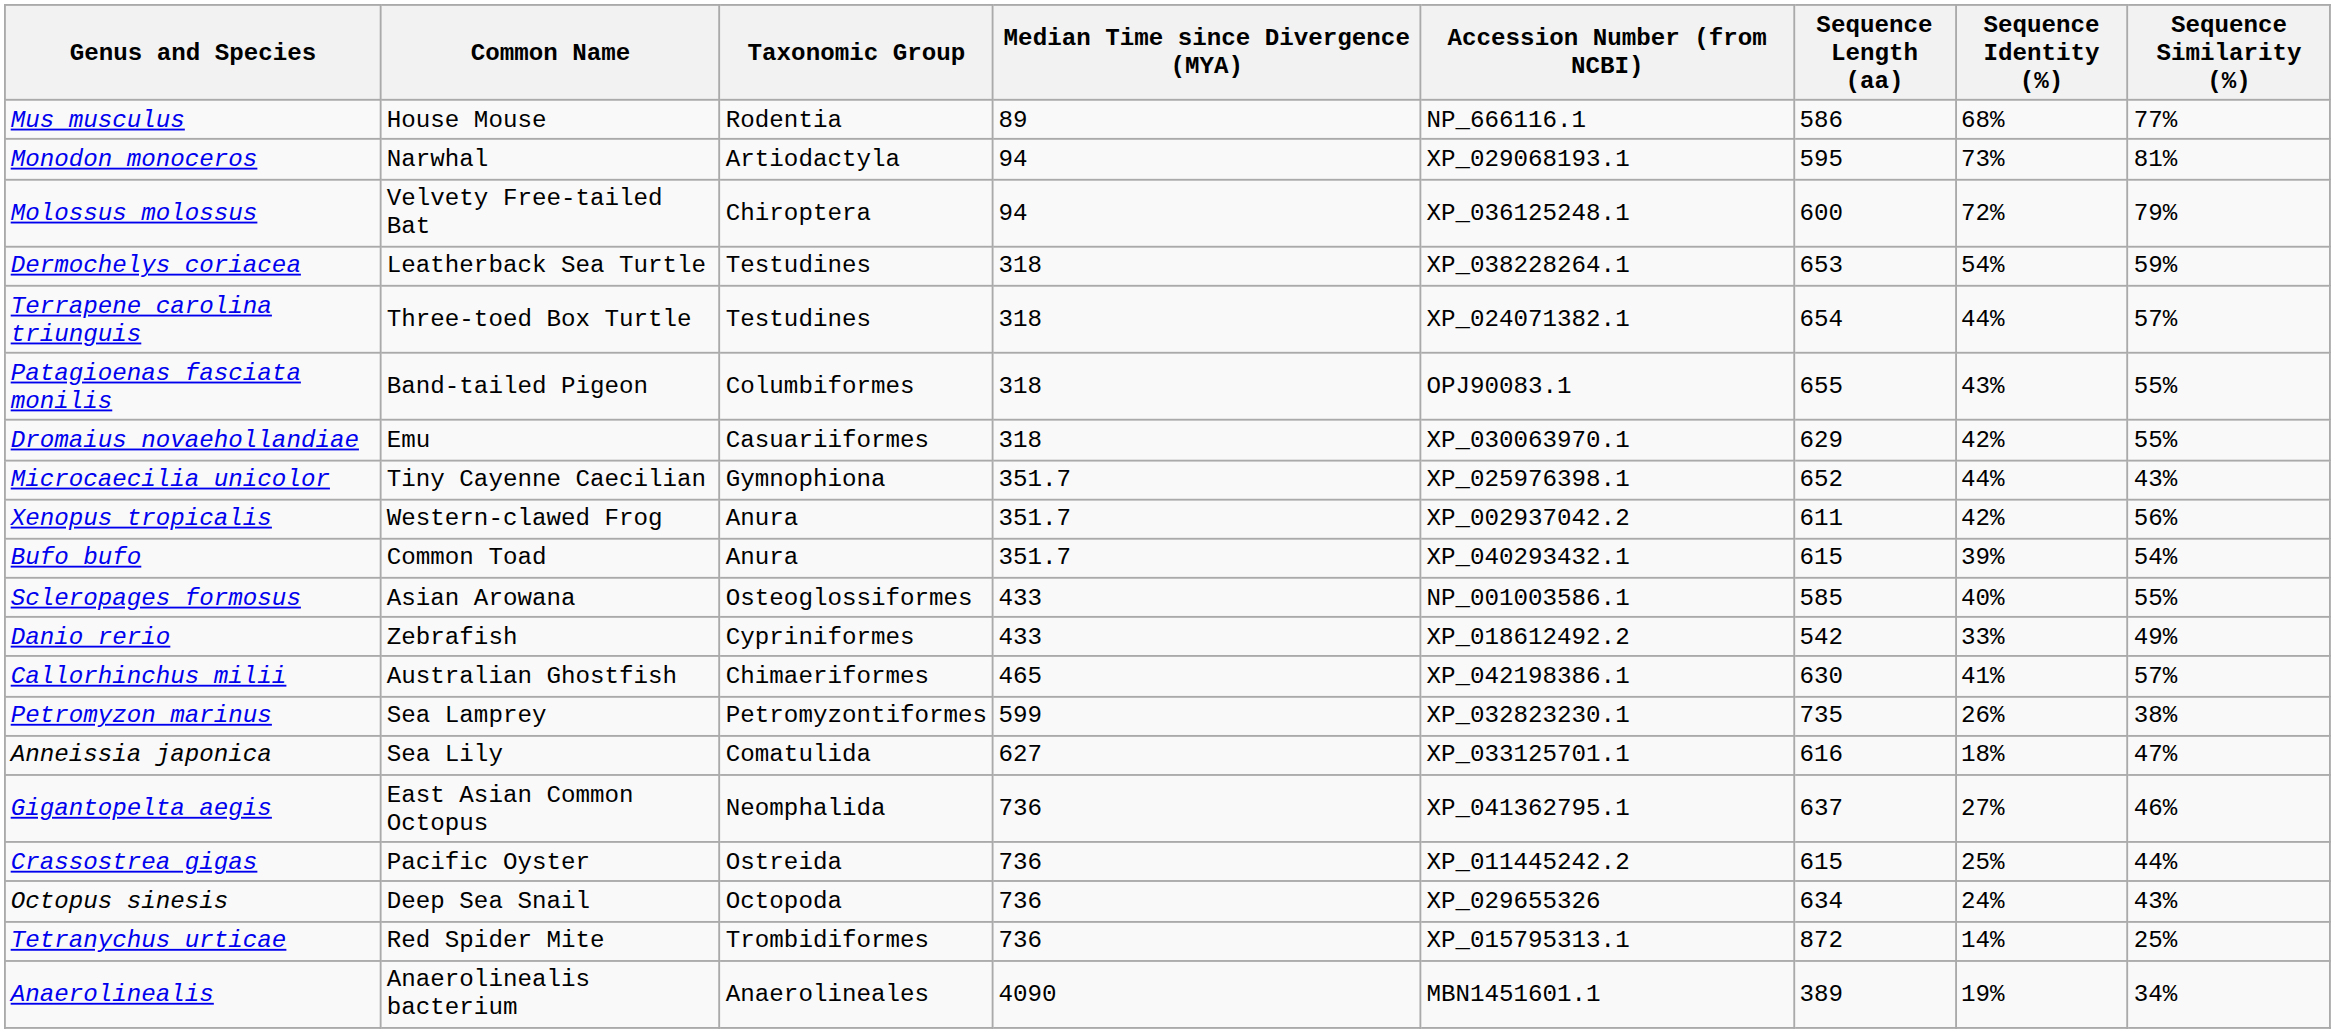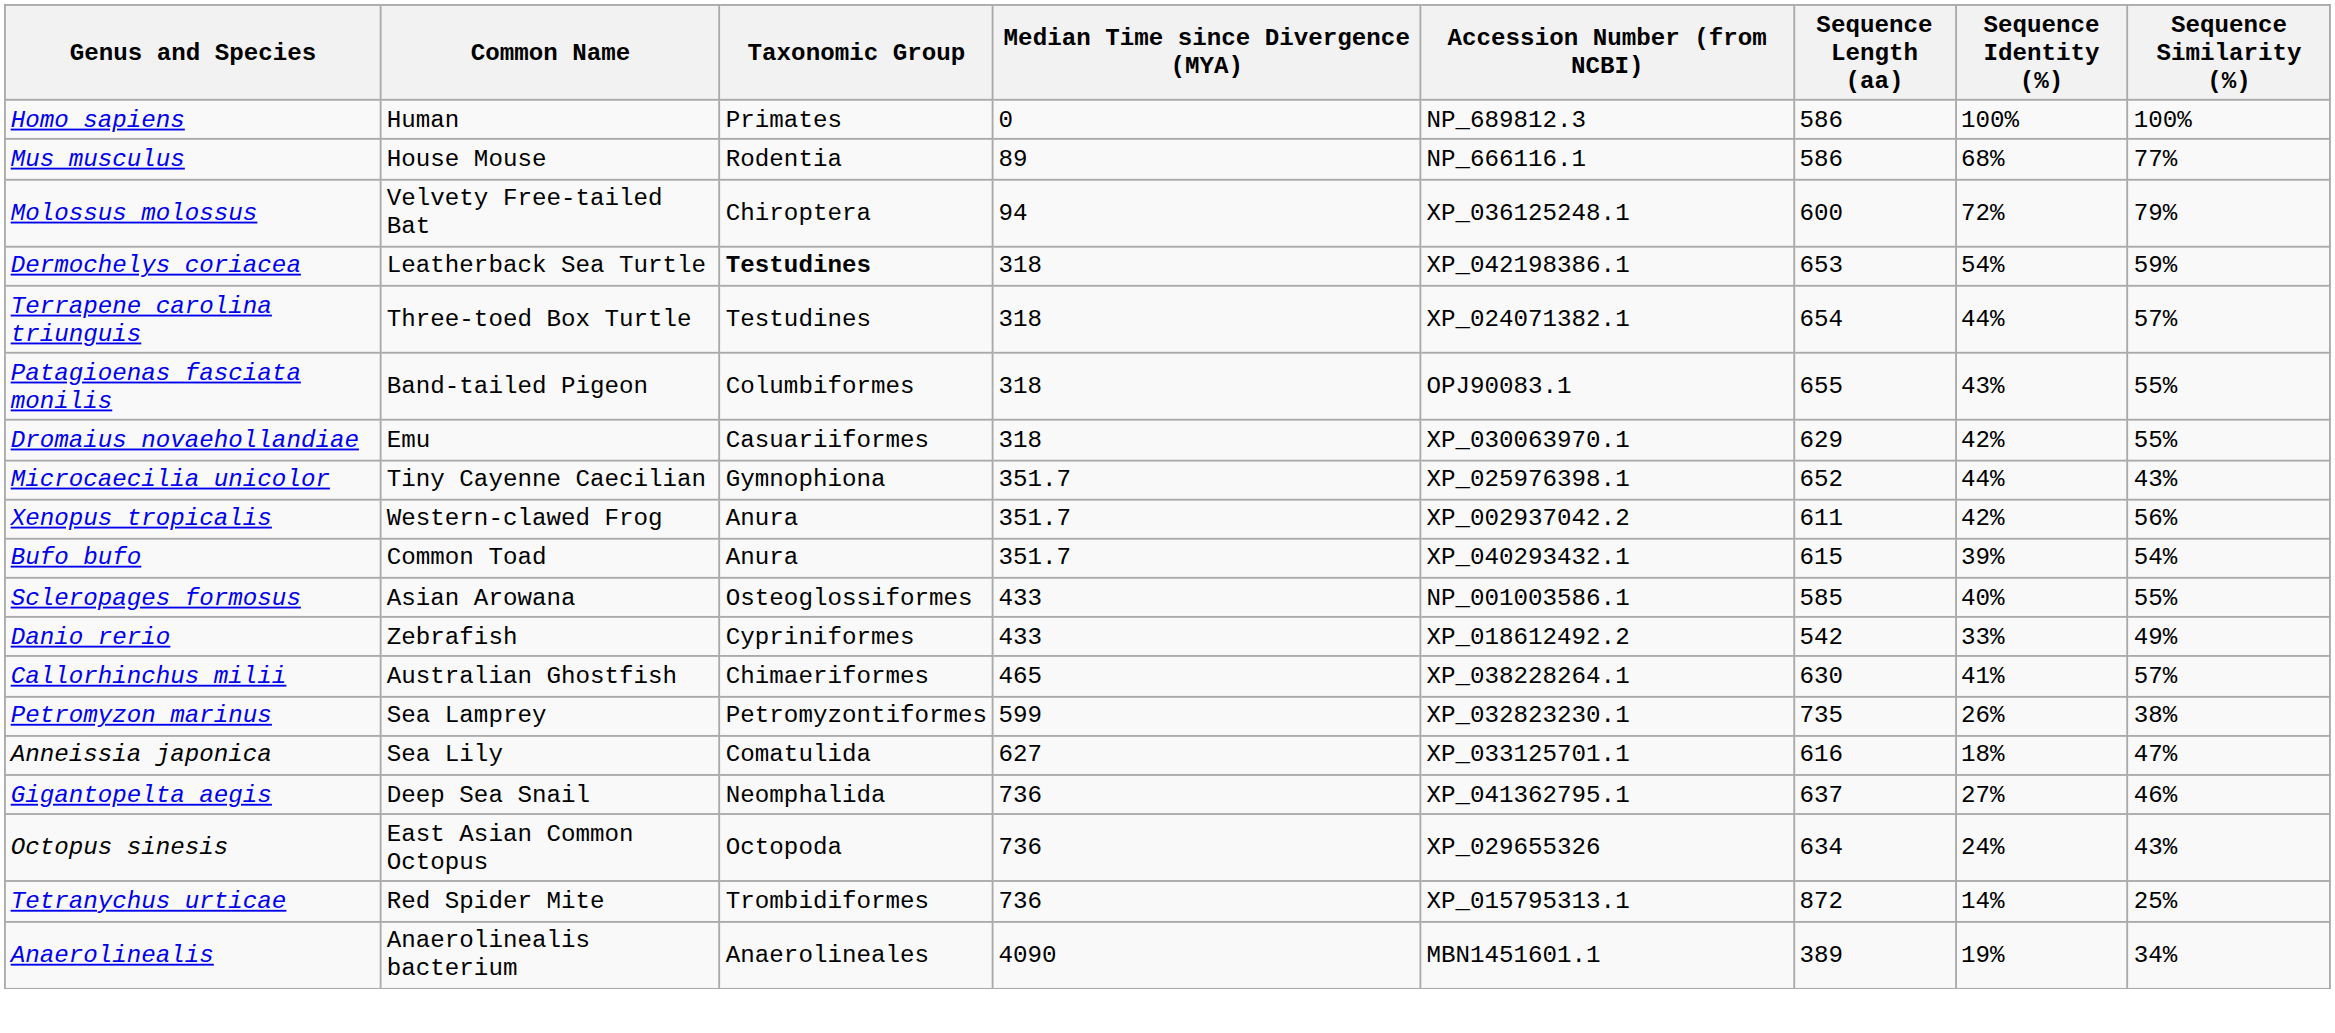+ row: (98, 120)
- row: (134, 159)
(798, 266) normal -> (798, 266) bold
(1528, 266) XP_038228264.1 -> (1528, 266) XP_042198386.1
(1528, 676) XP_042198386.1 -> (1528, 676) XP_038228264.1
(510, 809) East Asian Common Octopus -> (488, 795) Deep Sea Snail
- row: (134, 862)
(488, 901) Deep Sea Snail -> (510, 848) East Asian Common Octopus
